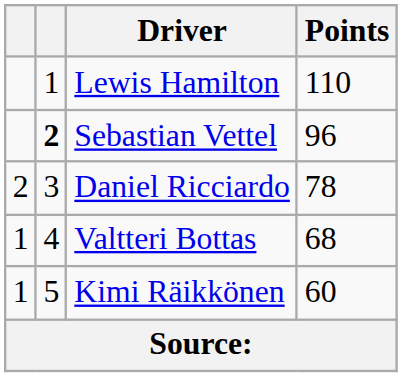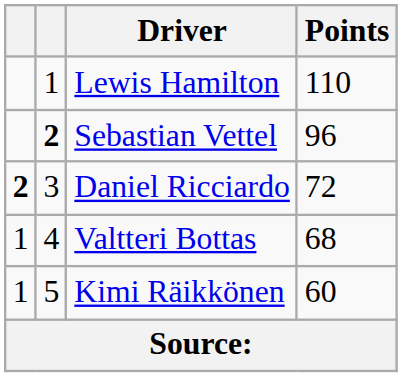(21, 187) normal -> (21, 187) bold
(321, 187) 78 -> (321, 187) 72
